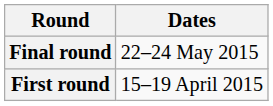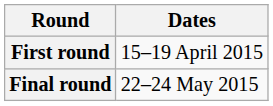rows swapped: (60, 84) <-> (60, 52)
